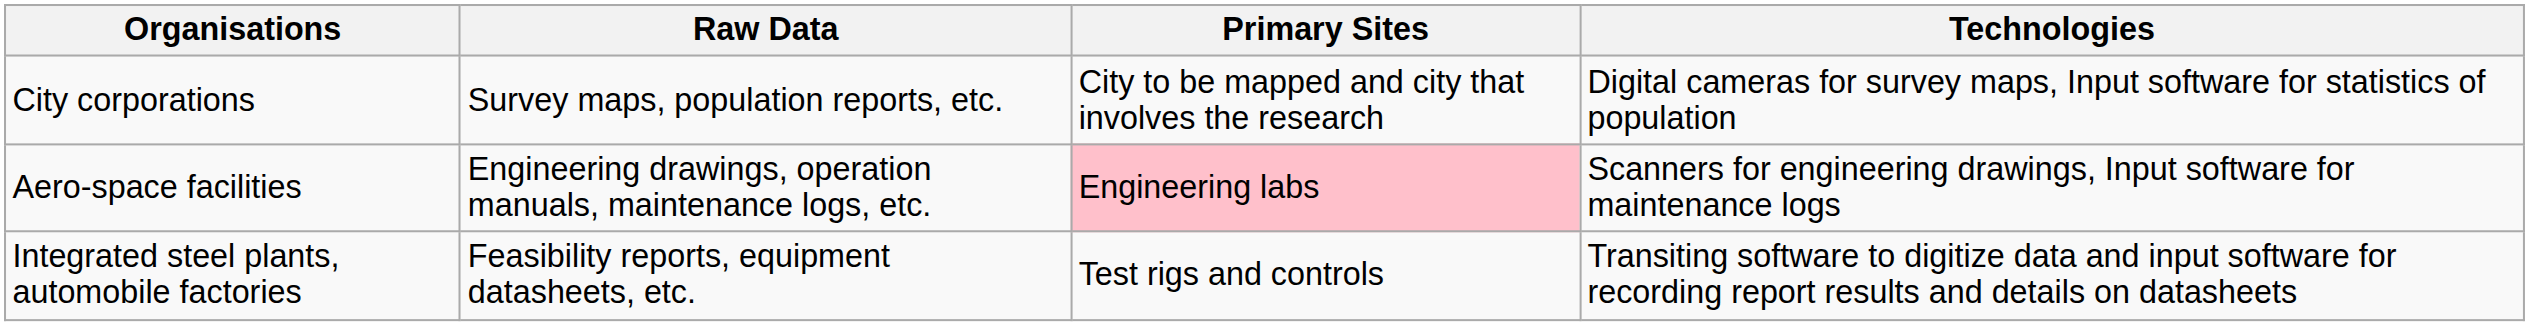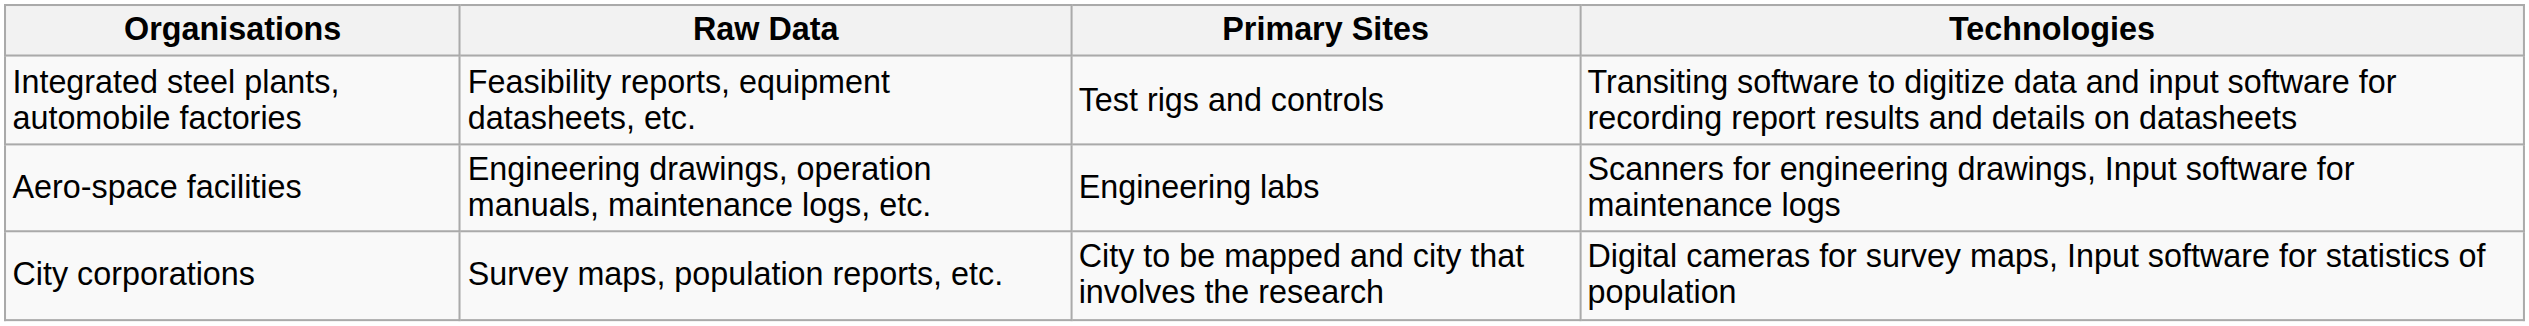rows swapped: (176, 274) <-> (134, 99)
(1199, 187) pink background -> (1199, 187) no background
